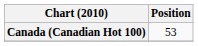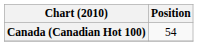(171, 31) 53 -> (171, 31) 54
